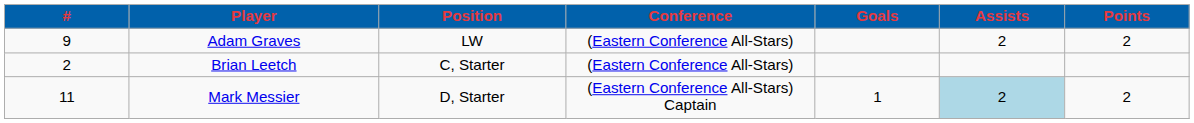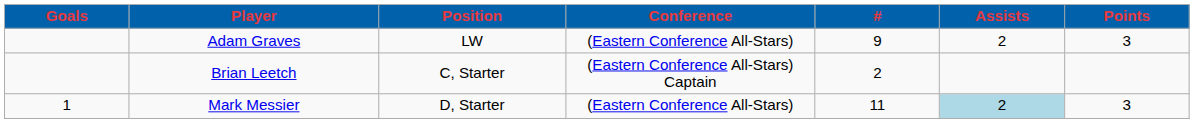columns swapped: (67, 16) <-> (877, 16)
(1127, 40) 2 -> (1127, 40) 3
(690, 64) (Eastern Conference All-Stars) -> (690, 73) (Eastern Conference All-Stars) Captain
(690, 97) (Eastern Conference All-Stars) Captain -> (690, 105) (Eastern Conference All-Stars)
(1127, 97) 2 -> (1127, 105) 3
